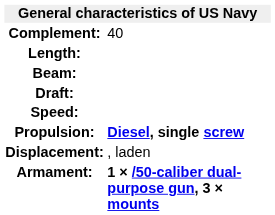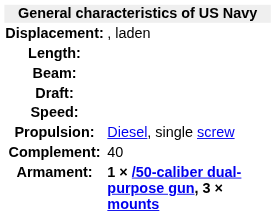rows swapped: (55, 152) <-> (55, 33)
(176, 132) bold -> (171, 132) normal
